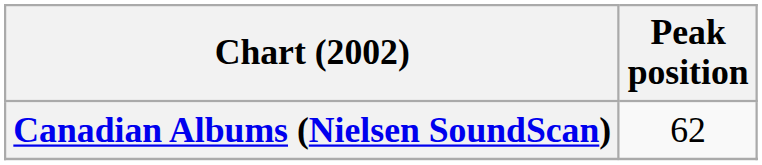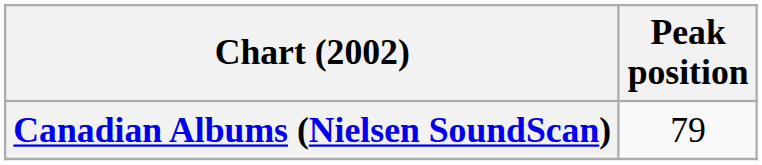(688, 129) 62 -> (688, 129) 79
